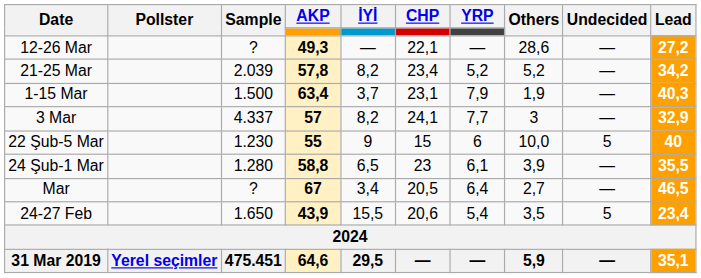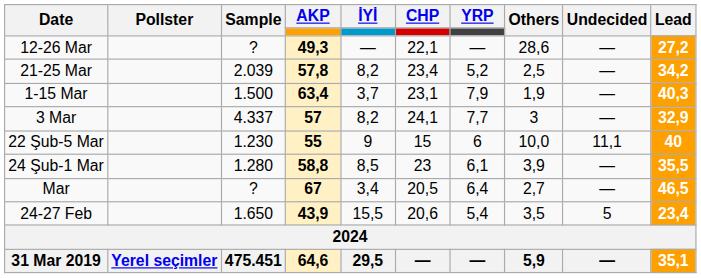(534, 70) 5,2 -> (534, 70) 2,5
(607, 141) 5 -> (607, 141) 11,1
(368, 165) 6,5 -> (368, 165) 8,5
